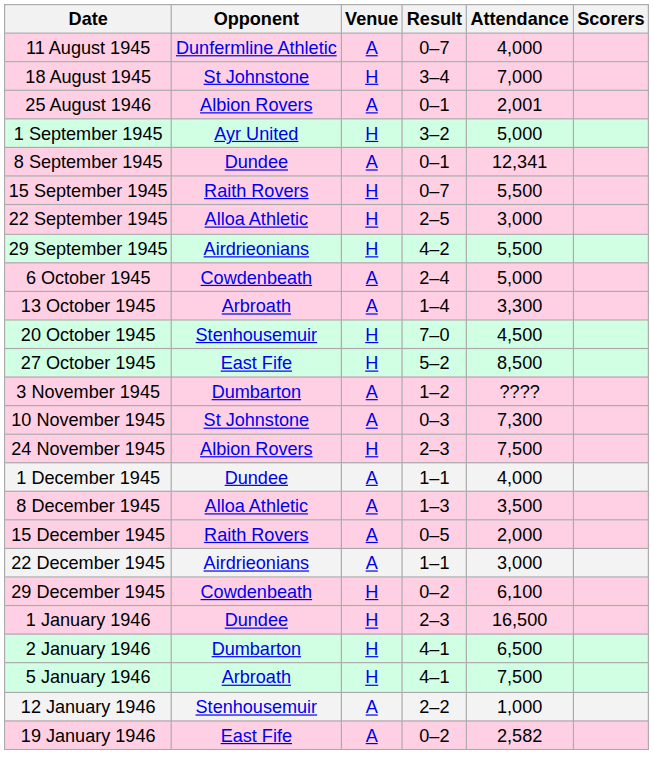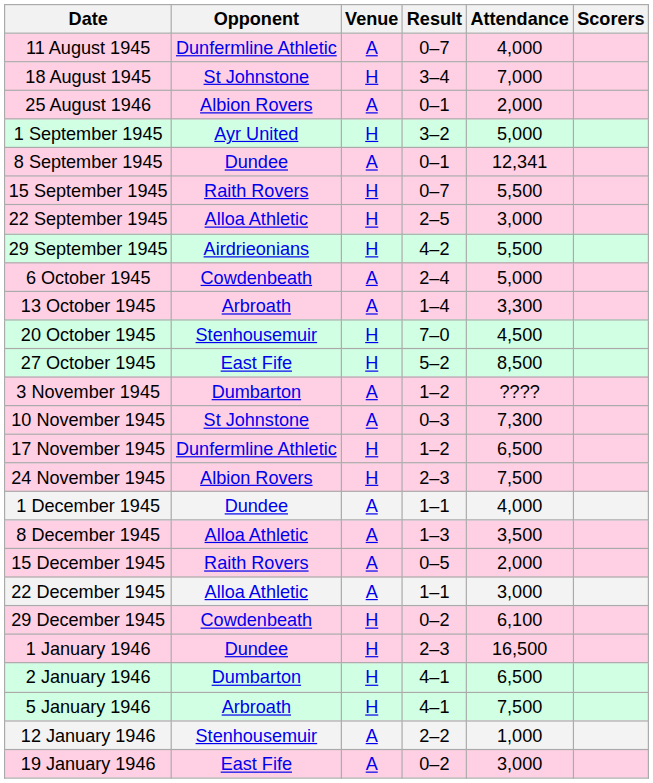(520, 105) 2,001 -> (520, 105) 2,000
+ row: (88, 449)
(256, 563) Airdrieonians -> (256, 592) Alloa Athletic
(520, 735) 2,582 -> (520, 764) 3,000
